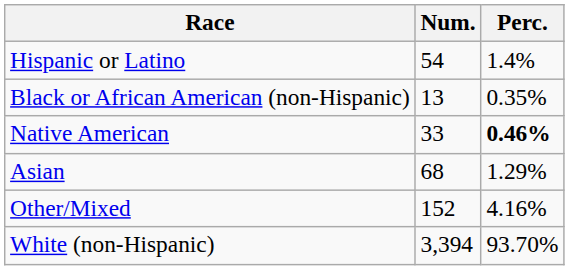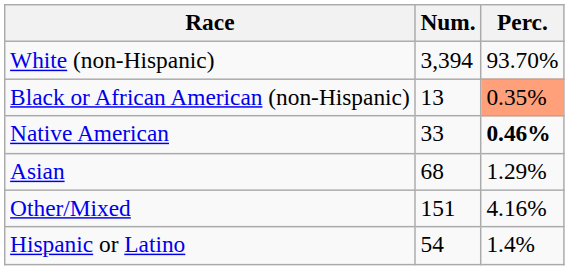rows swapped: (112, 245) <-> (98, 60)
(517, 97) no background -> (517, 97) lightsalmon background
(438, 208) 152 -> (438, 208) 151
